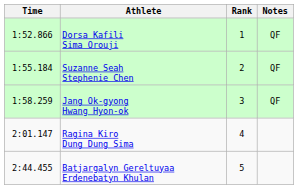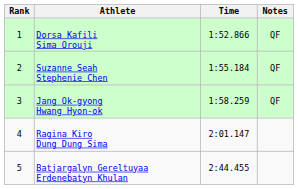columns swapped: (242, 11) <-> (32, 11)
